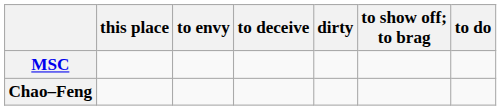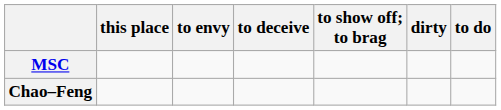columns swapped: (404, 27) <-> (335, 27)
